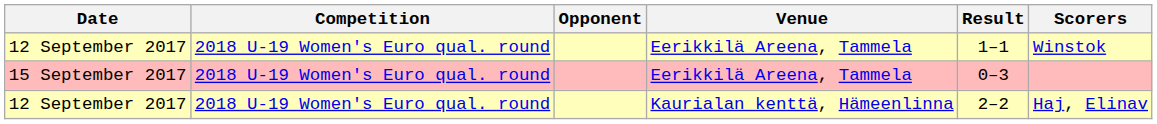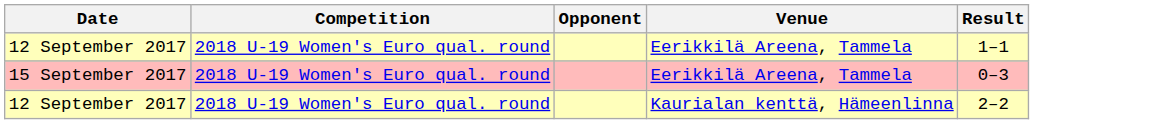- column: (1090, 19)
